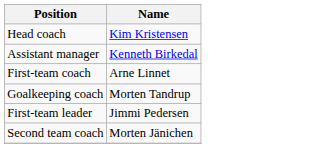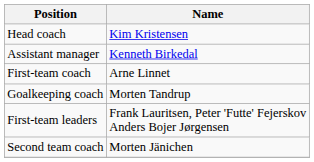- row: (50, 113)
+ row: (52, 120)
